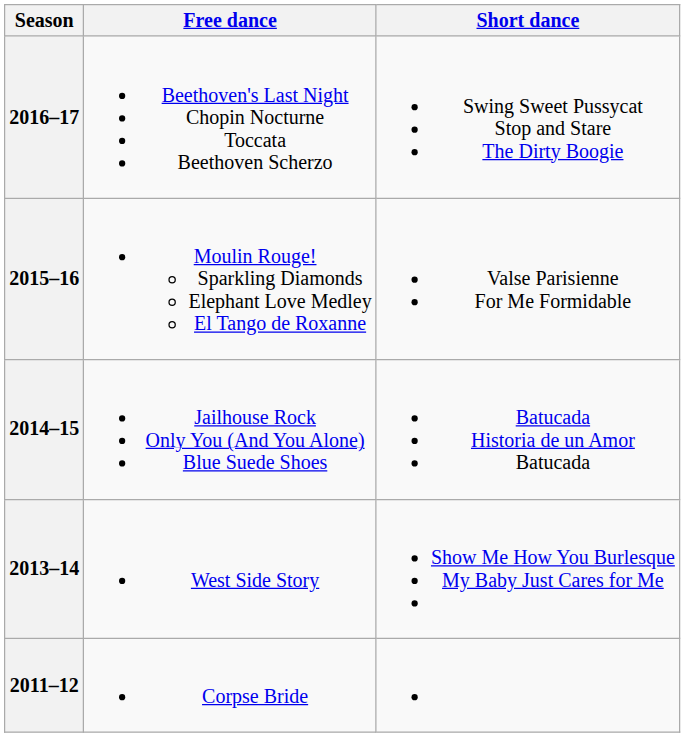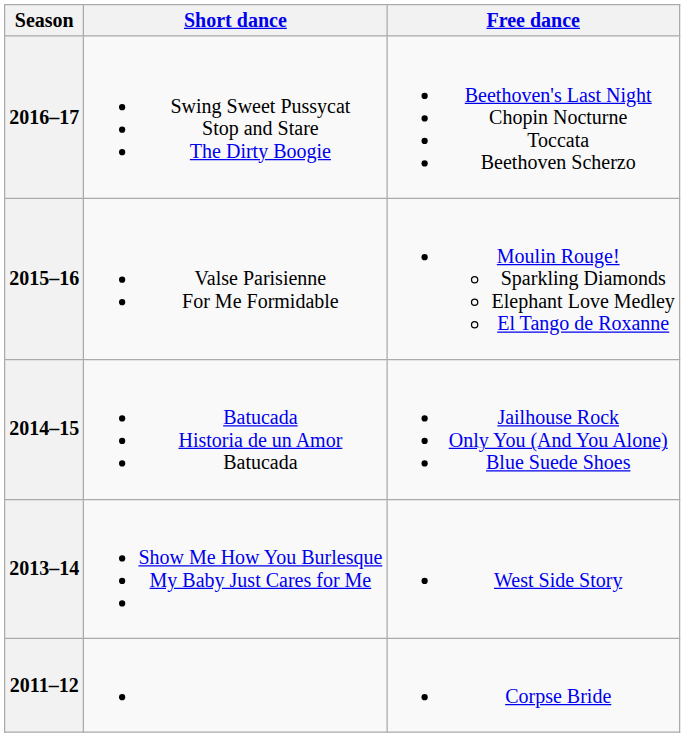columns swapped: (528, 20) <-> (230, 20)
